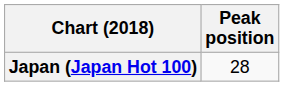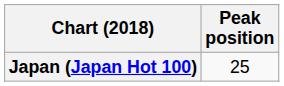(240, 66) 28 -> (240, 66) 25
